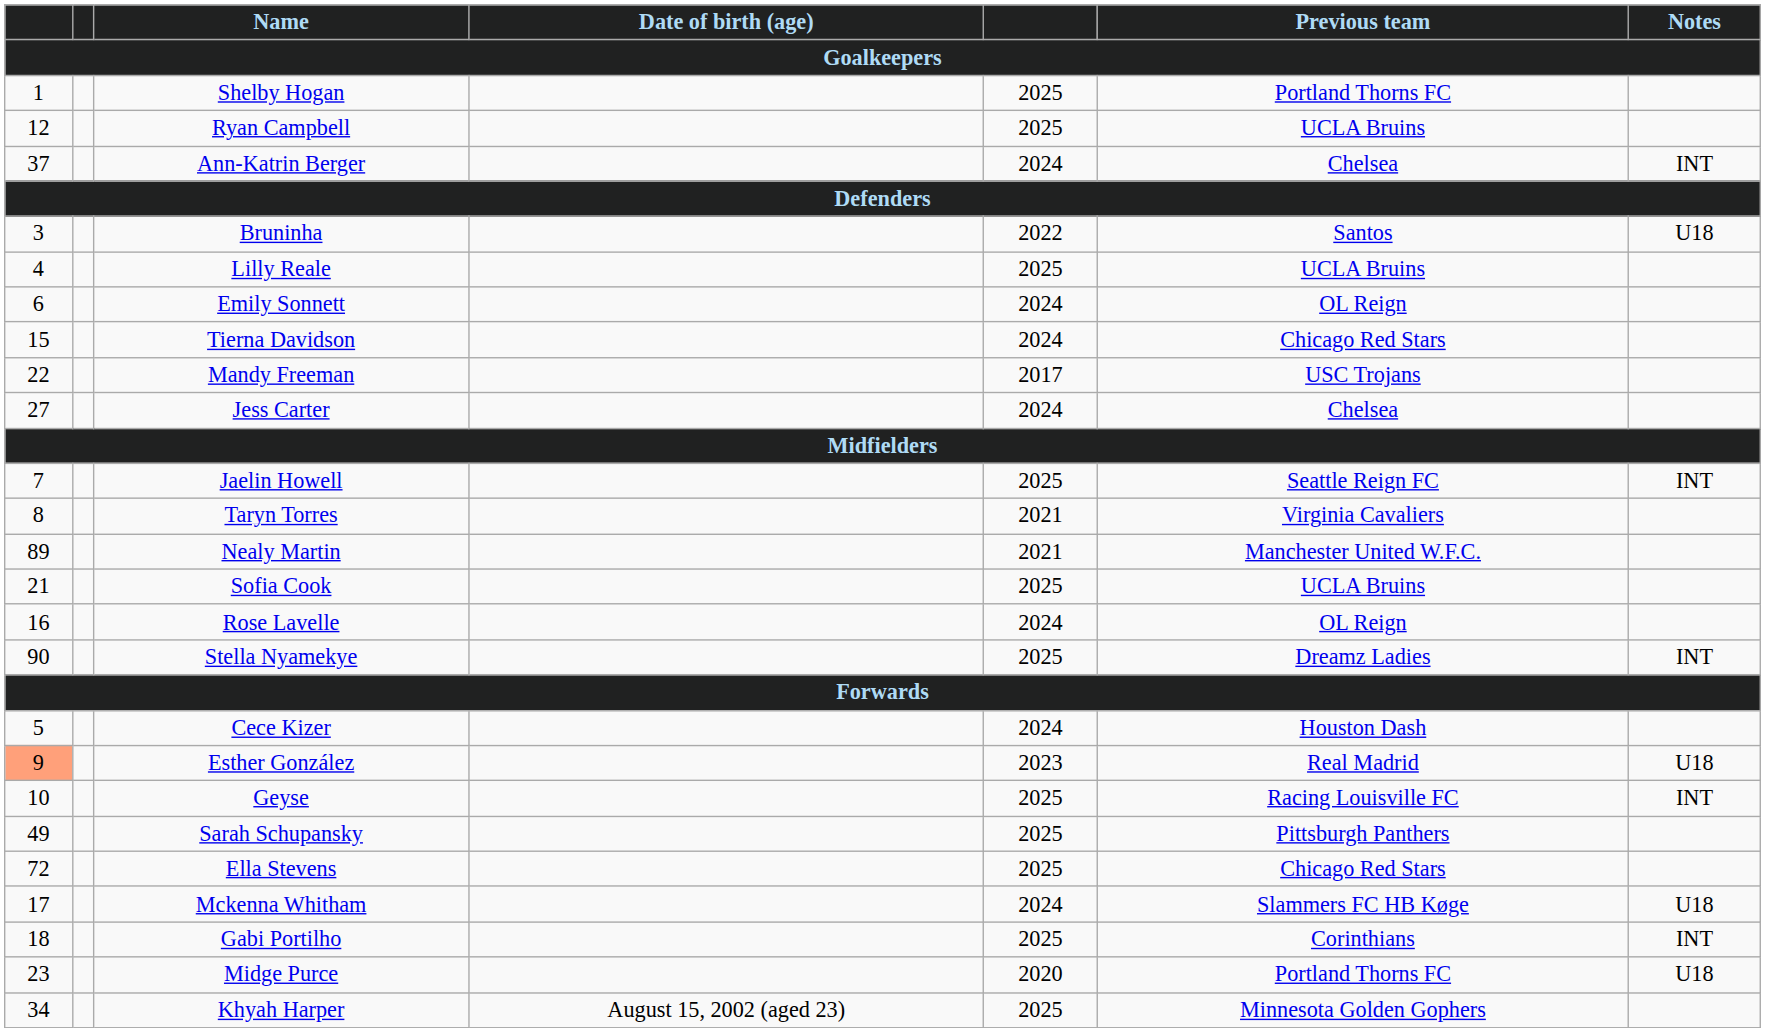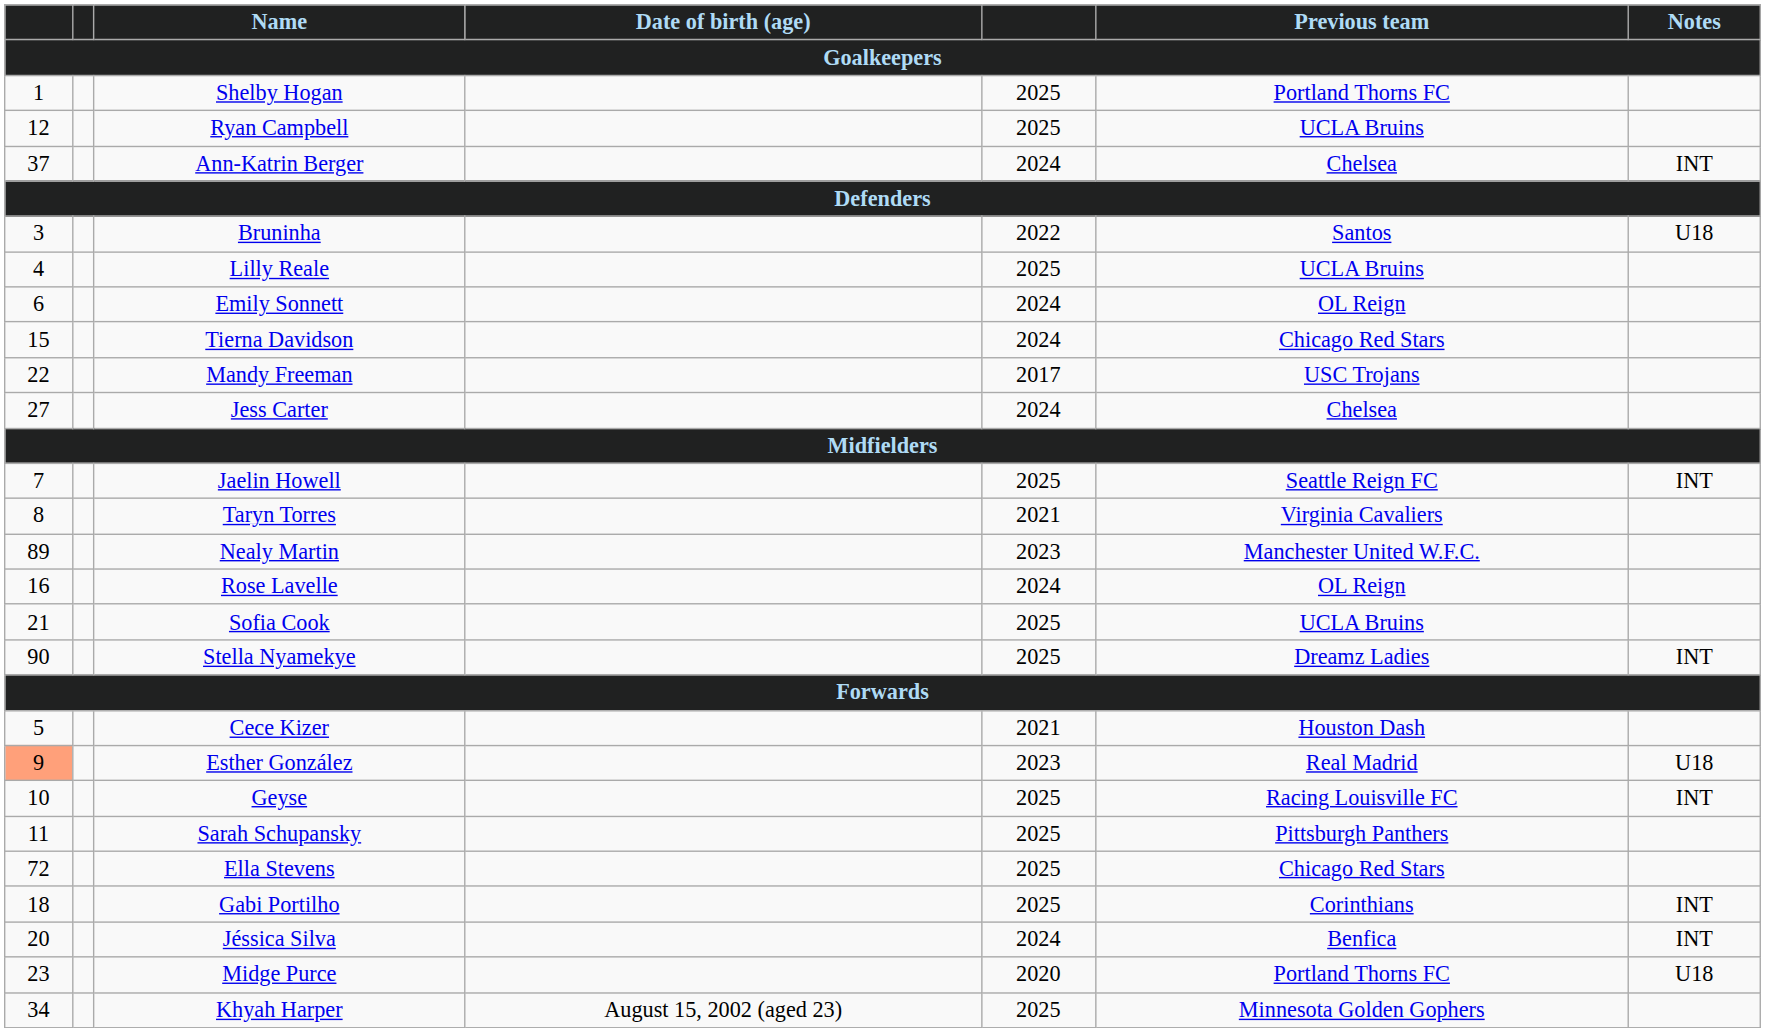(1040, 551) 2021 -> (1038, 551) 2023
rows swapped: (281, 621) <-> (281, 586)
(1040, 727) 2024 -> (1038, 727) 2021
(38, 833) 49 -> (38, 833) 11
- row: (281, 903)
+ row: (279, 939)
